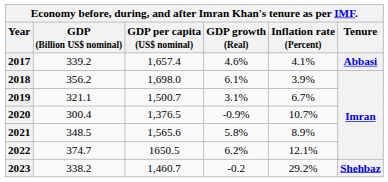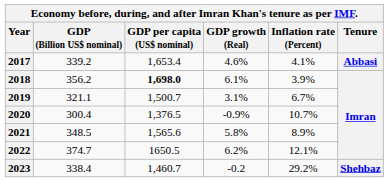(164, 61) 1,657.4 -> (164, 61) 1,653.4
(164, 79) normal -> (164, 79) bold
(79, 168) 338.2 -> (79, 168) 338.4
